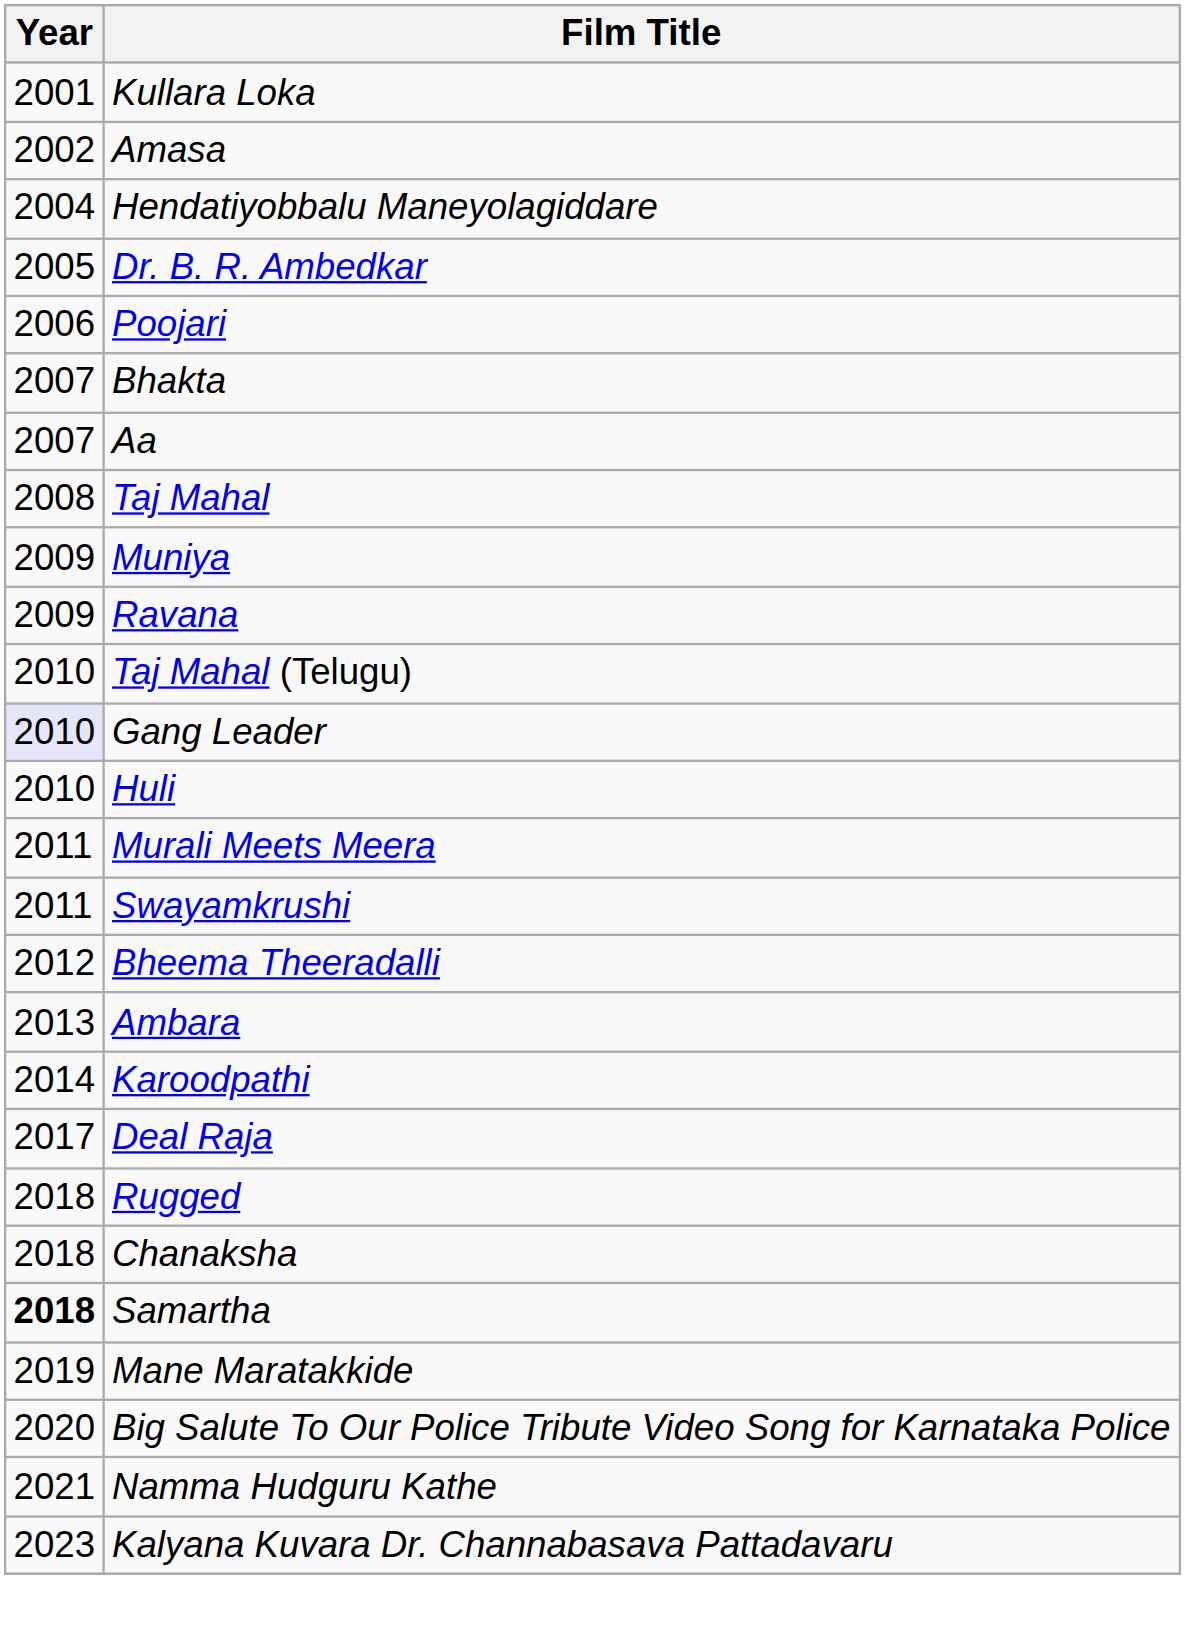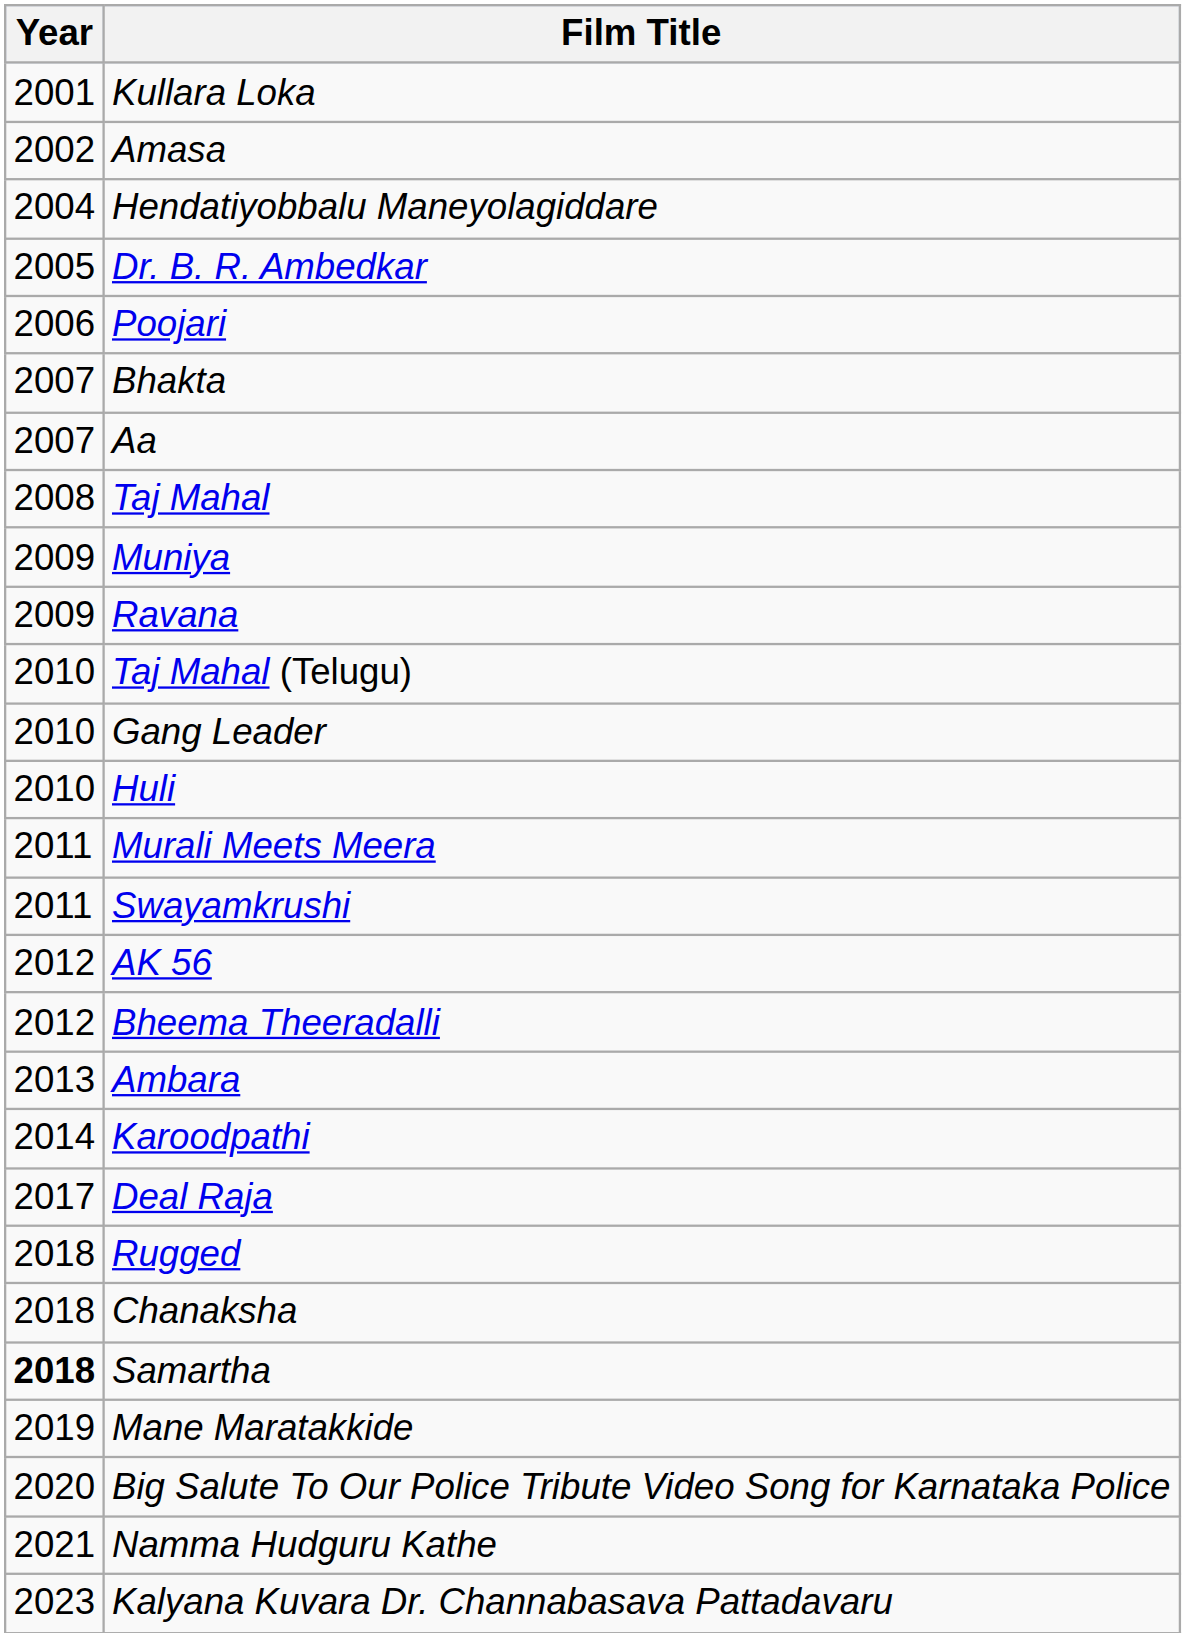(54, 730) lavender background -> (54, 730) no background
+ row: (162, 963)
